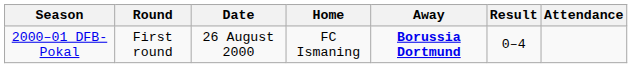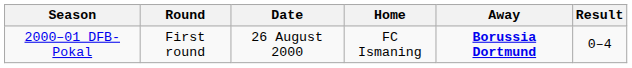- column: (584, 15)
